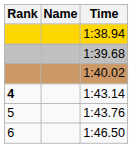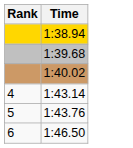- column: (61, 14)
(11, 93) bold -> (11, 93) normal
